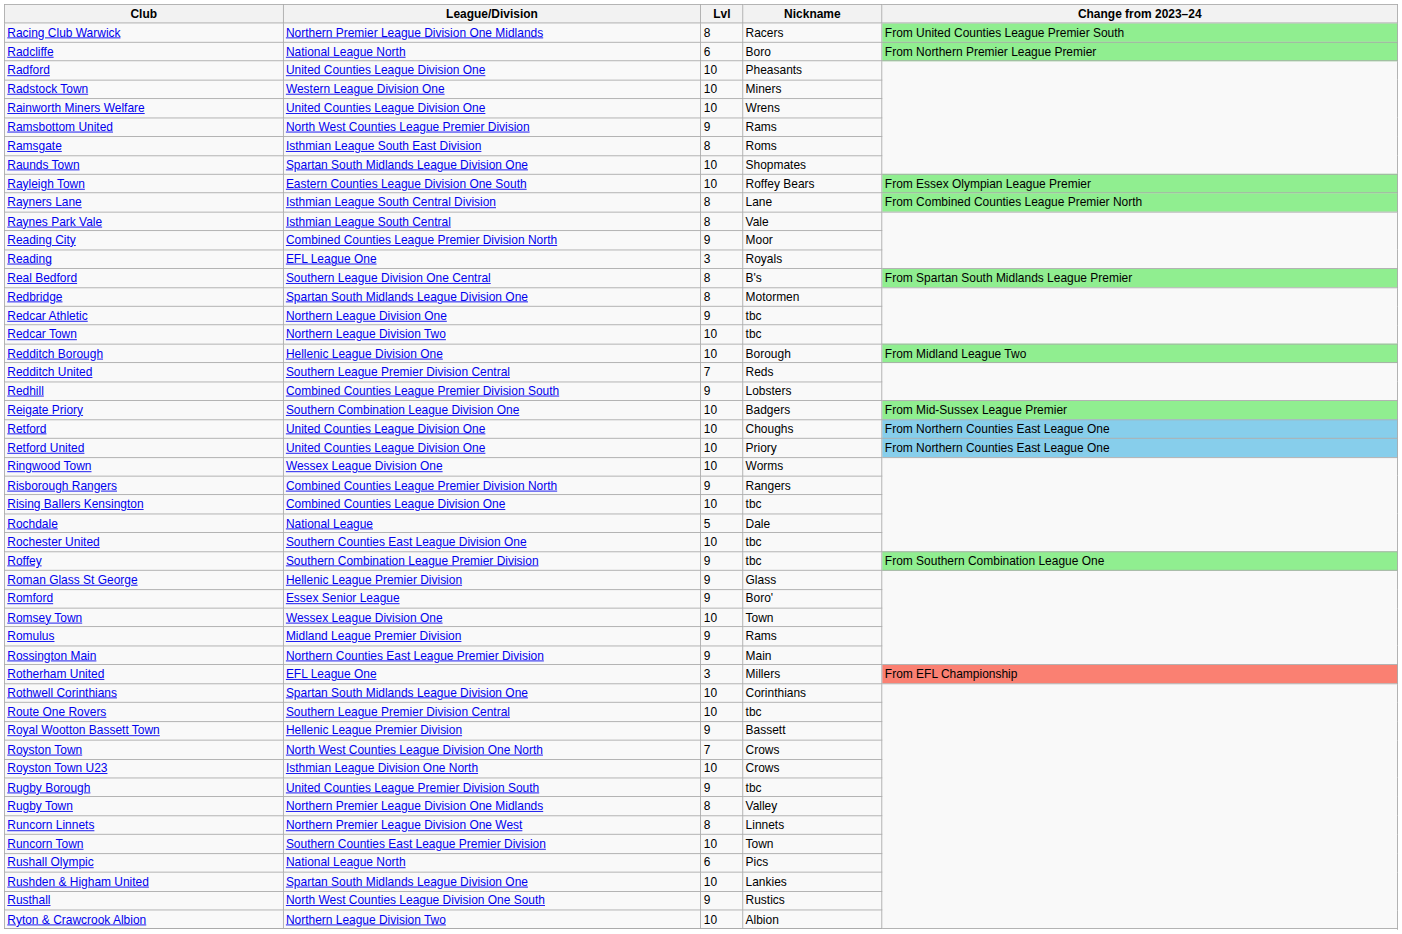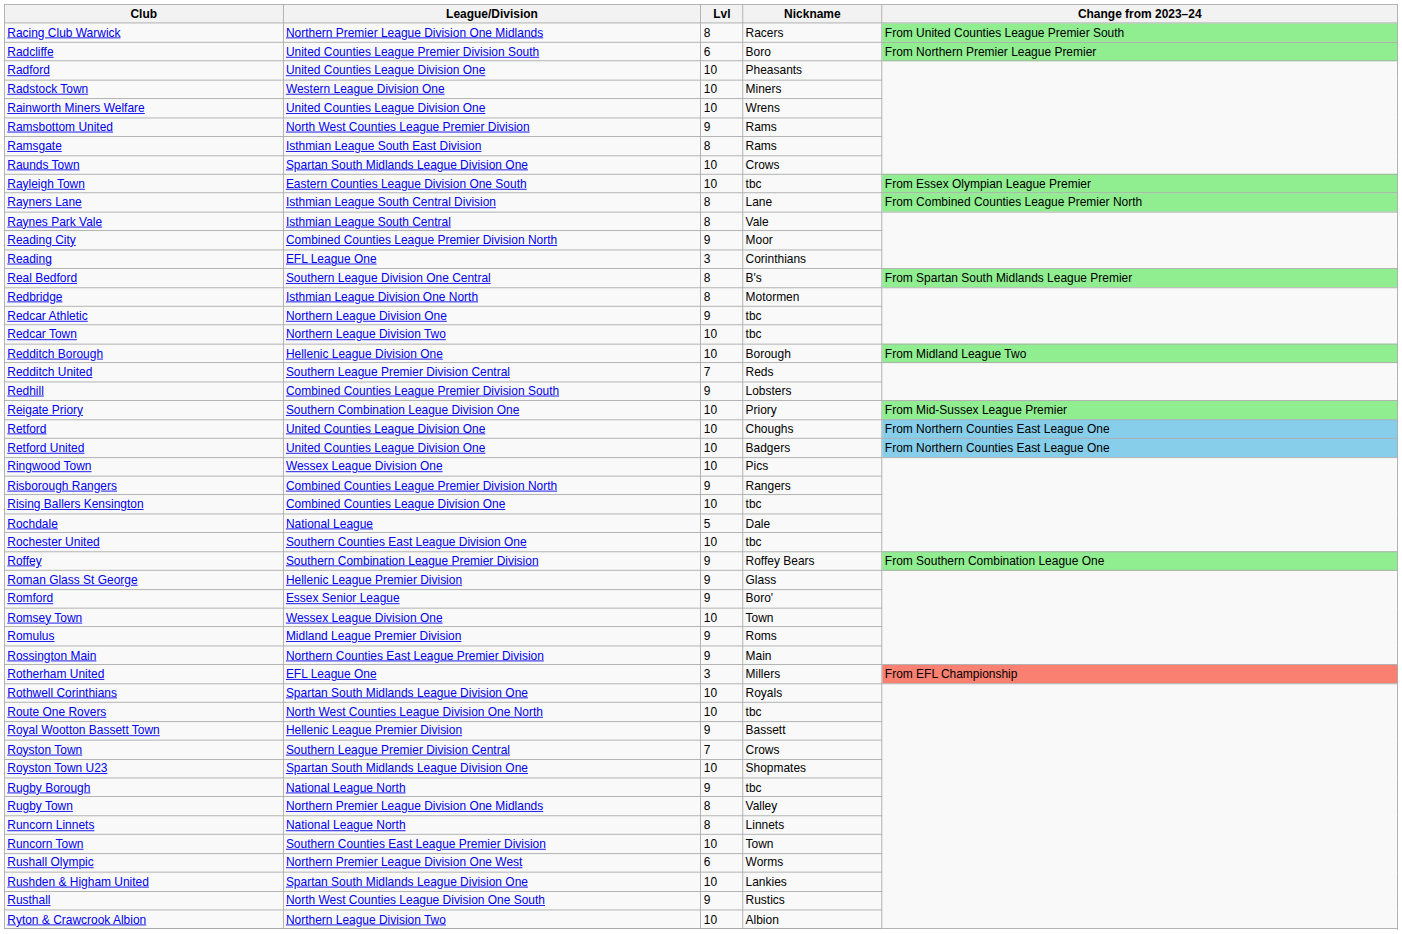(346, 51) National League North -> (413, 51) United Counties League Premier Division South
(761, 146) Roms -> (761, 146) Rams
(776, 164) Shopmates -> (763, 164) Crows
(780, 183) Roffey Bears -> (754, 183) tbc
(764, 259) Royals -> (776, 259) Corinthians
(407, 296) Spartan South Midlands League Division One -> (382, 296) Isthmian League Division One North
(768, 410) Badgers -> (761, 410) Priory
(761, 447) Priory -> (768, 447) Badgers
(764, 466) Worms -> (757, 466) Pics
(754, 561) tbc -> (780, 561) Roffey Bears
(761, 636) Rams -> (761, 636) Roms
(776, 693) Corinthians -> (764, 693) Royals
(398, 711) Southern League Premier Division Central -> (414, 711) North West Counties League Division One North
(414, 749) North West Counties League Division One North -> (398, 749) Southern League Premier Division Central
(382, 768) Isthmian League Division One North -> (407, 768) Spartan South Midlands League Division One
(763, 768) Crows -> (776, 768) Shopmates
(413, 787) United Counties League Premier Division South -> (346, 787) National League North
(404, 825) Northern Premier League Division One West -> (346, 825) National League North
(346, 862) National League North -> (404, 862) Northern Premier League Division One West
(757, 862) Pics -> (764, 862) Worms
